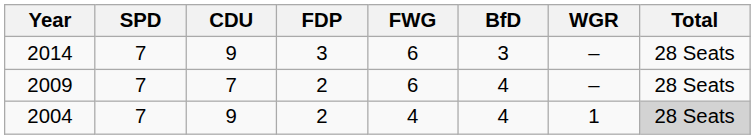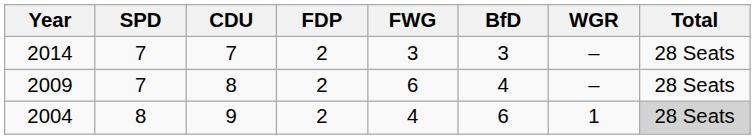(231, 52) 9 -> (231, 52) 7
(322, 52) 3 -> (322, 52) 2
(413, 52) 6 -> (413, 52) 3
(231, 85) 7 -> (231, 85) 8
(141, 117) 7 -> (141, 117) 8
(503, 117) 4 -> (503, 117) 6
